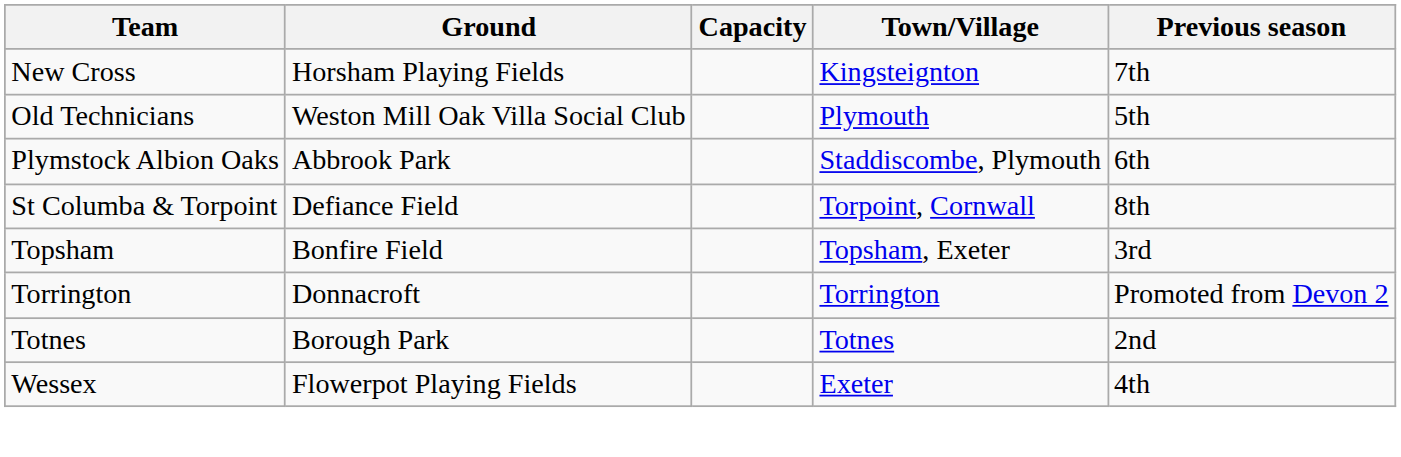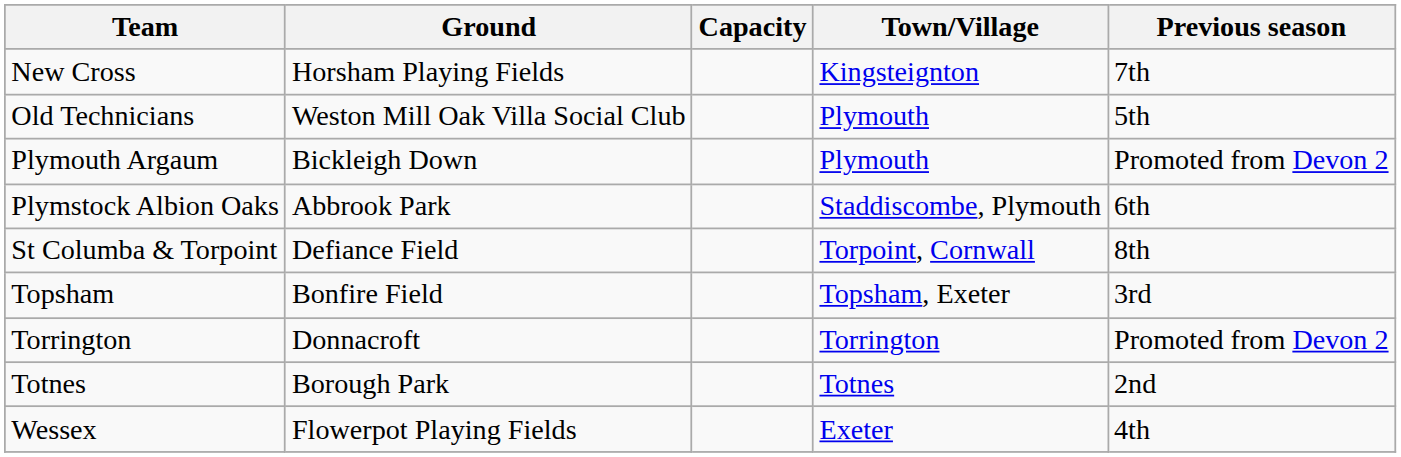+ row: (115, 160)
